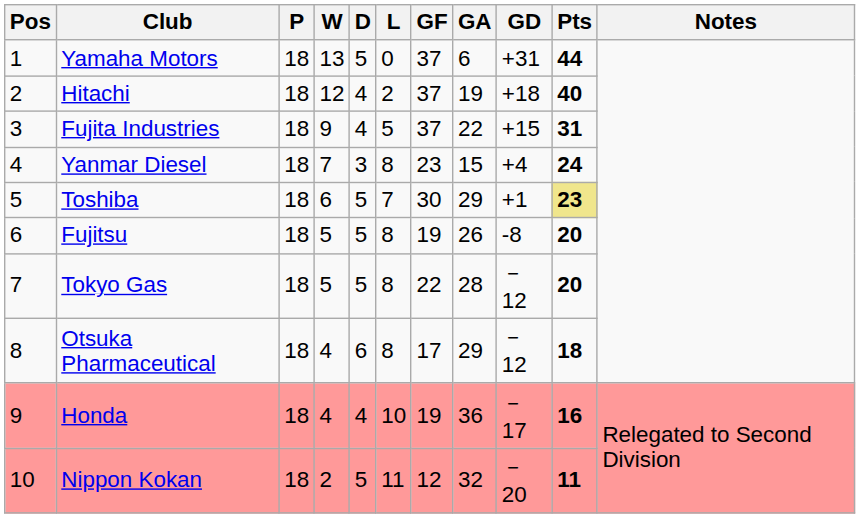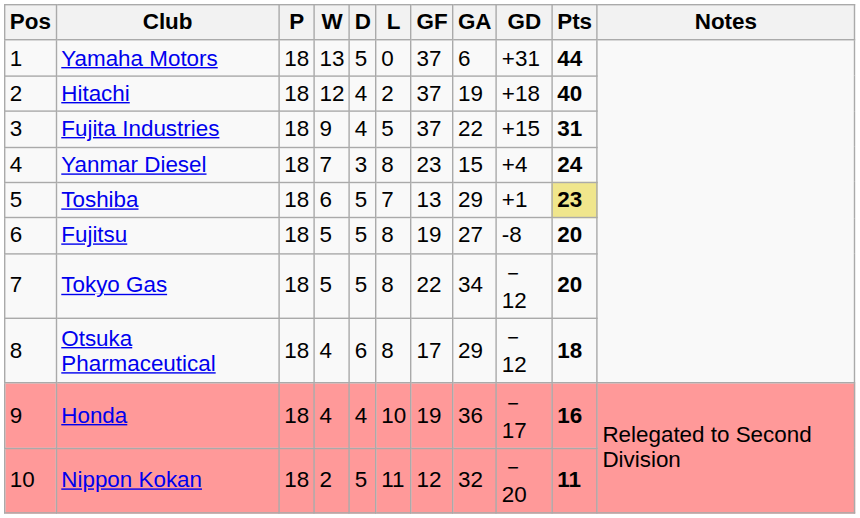(429, 199) 30 -> (429, 199) 13
(470, 235) 26 -> (470, 235) 27
(470, 285) 28 -> (470, 285) 34
